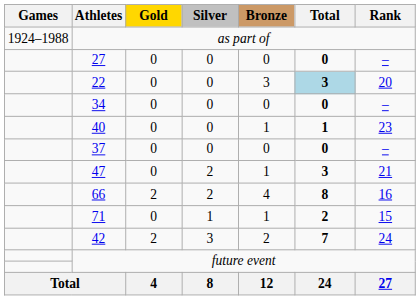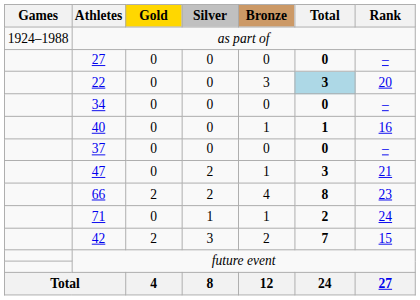(385, 127) 23 -> (385, 127) 16
(385, 194) 16 -> (385, 194) 23
(385, 216) 15 -> (385, 216) 24
(385, 239) 24 -> (385, 239) 15
